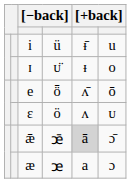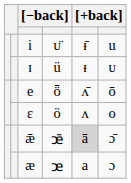(57, 45) ü -> (57, 45) ᴜ̈
(57, 68) ᴜ̈ -> (57, 68) ü
(112, 68) o -> (112, 68) ᴜ
(112, 113) ᴜ -> (112, 113) o
